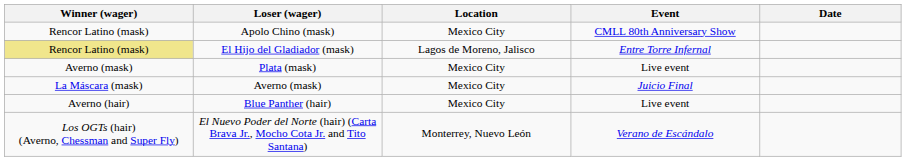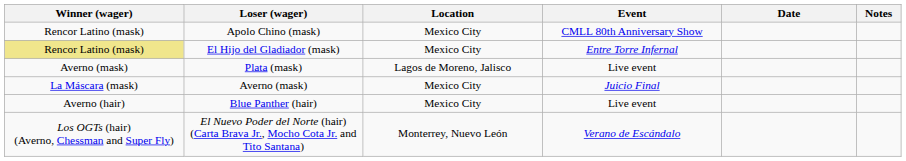+ column: (879, 13)
(476, 49) Lagos de Moreno, Jalisco -> (453, 49) Mexico City
(476, 67) Mexico City -> (453, 67) Lagos de Moreno, Jalisco
